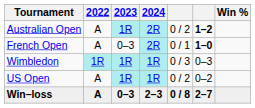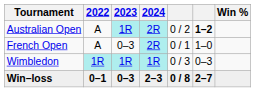(204, 45) bold -> (204, 45) normal
- row: (28, 78)
(98, 95) A -> (98, 78) 0–1
